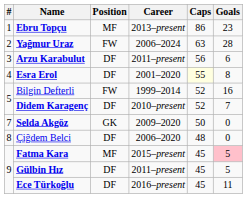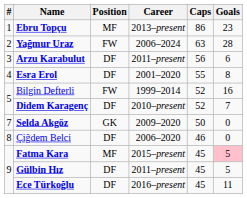(200, 75) lightyellow background -> (200, 75) no background
(200, 138) 48 -> (200, 138) 46
